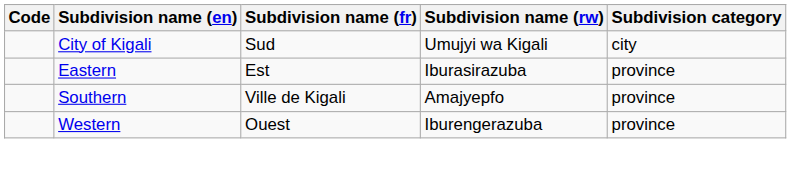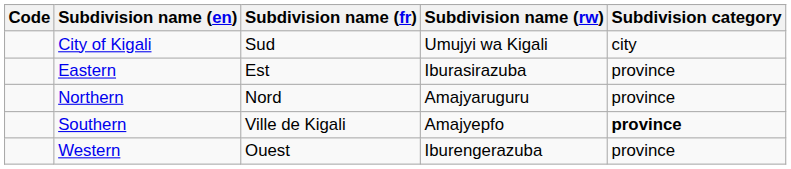+ row: (91, 97)
(643, 97) normal -> (647, 124) bold
